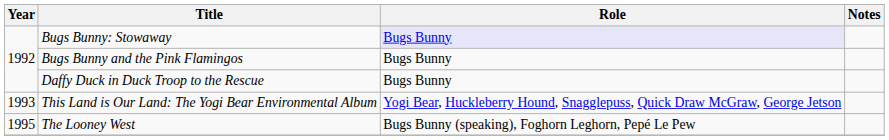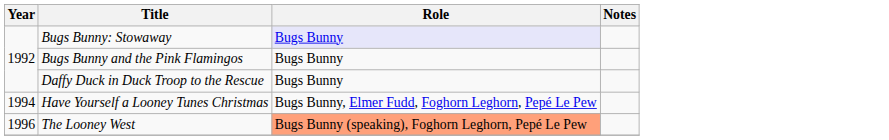- row: (209, 102)
+ row: (155, 102)
(21, 124) 1995 -> (21, 124) 1996
(539, 124) no background -> (431, 124) lightsalmon background
